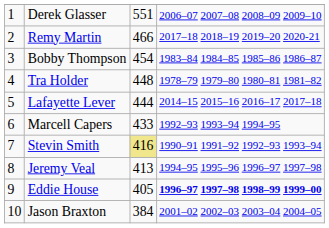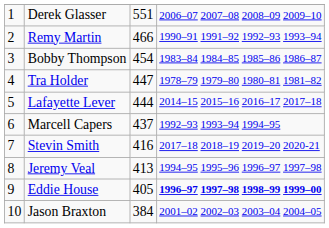(239, 37) 2017–18 2018–19 2019–20 2020-21 -> (240, 37) 1990–91 1991–92 1992–93 1993–94
(143, 80) 448 -> (143, 80) 447
(143, 124) 433 -> (143, 124) 437
(143, 146) khaki background -> (143, 146) no background
(240, 146) 1990–91 1991–92 1992–93 1993–94 -> (239, 146) 2017–18 2018–19 2019–20 2020-21
